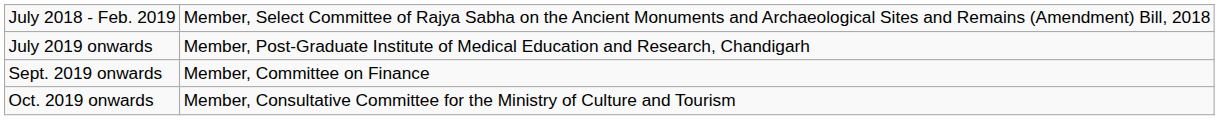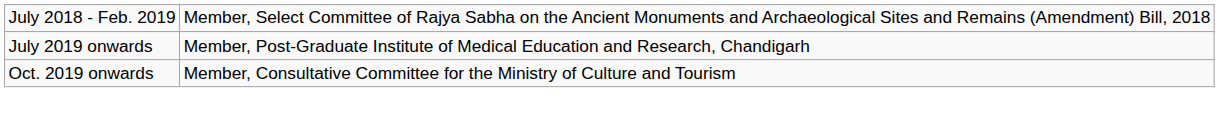- row: (85, 73)
